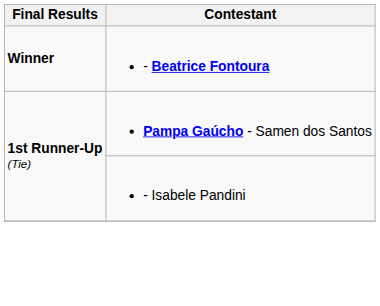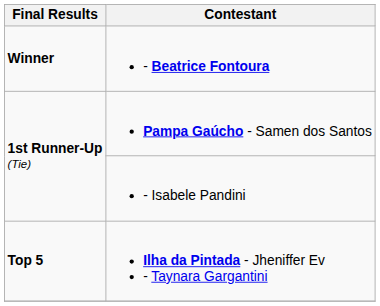+ row: (240, 269)
